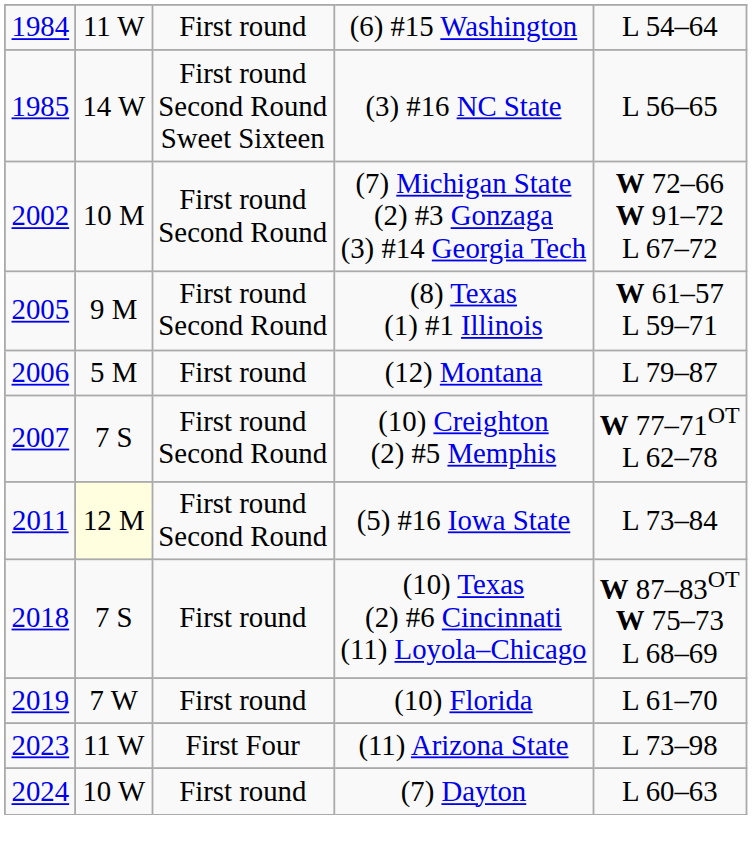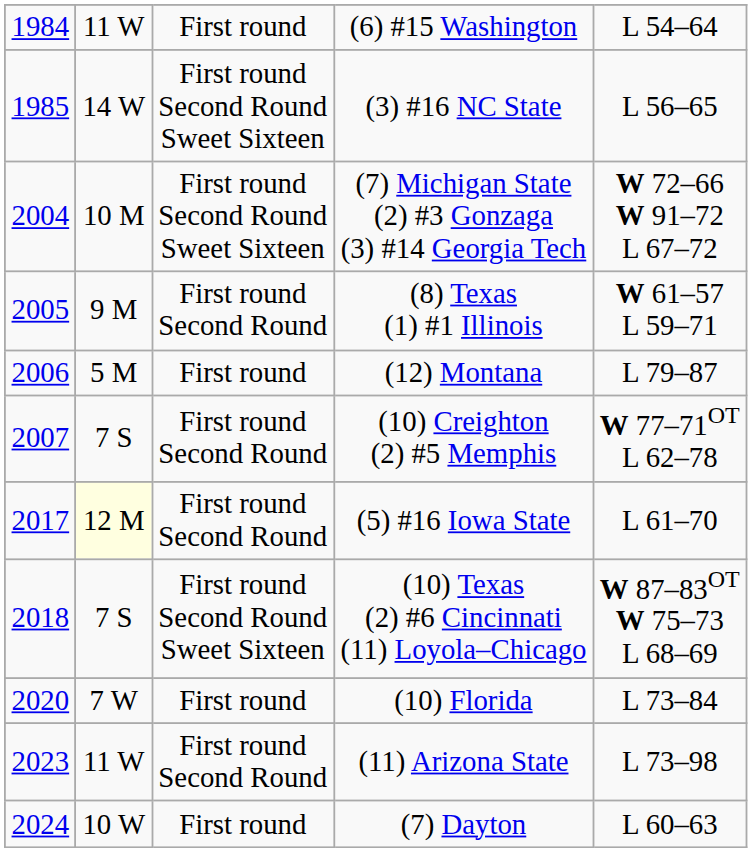(40, 215) 2002 -> (40, 215) 2004
(243, 215) First round Second Round -> (243, 215) First round Second Round Sweet Sixteen
(40, 519) 2011 -> (40, 519) 2017
(670, 519) L 73–84 -> (670, 519) L 61–70
(243, 617) First round -> (243, 617) First round Second Round Sweet Sixteen
(40, 699) 2019 -> (40, 699) 2020
(670, 699) L 61–70 -> (670, 699) L 73–84
(243, 745) First Four -> (243, 761) First round Second Round
